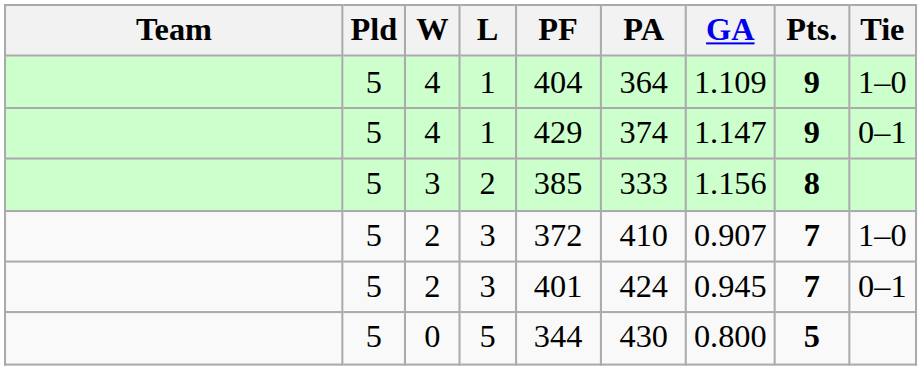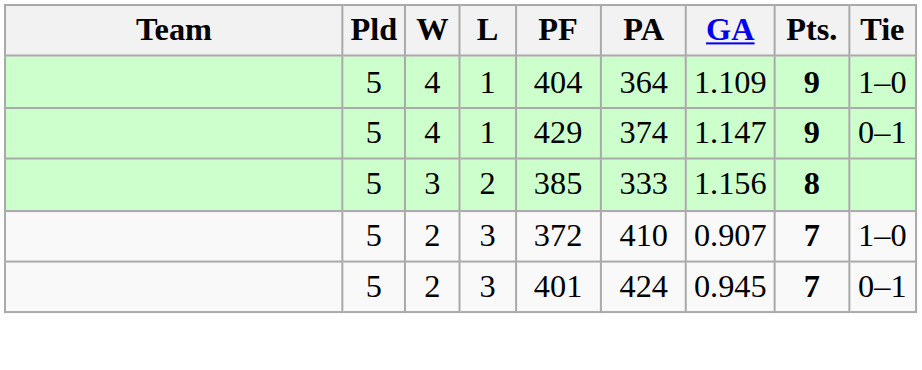- row: (432, 337)
